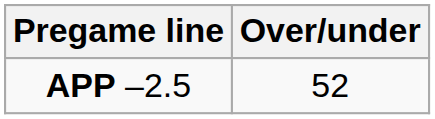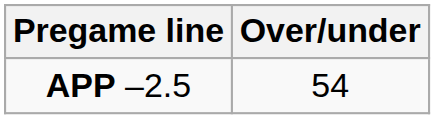(330, 85) 52 -> (330, 85) 54
